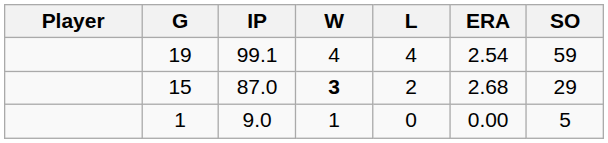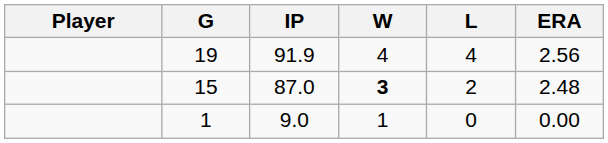- column: (565, 21)
(257, 54) 99.1 -> (294, 54) 91.9
(488, 54) 2.54 -> (559, 54) 2.56
(488, 87) 2.68 -> (559, 87) 2.48
